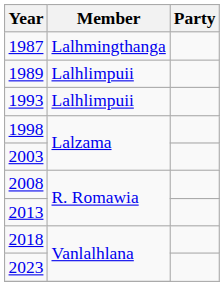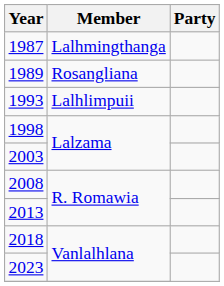(93, 73) Lalhlimpuii -> (95, 73) Rosangliana
